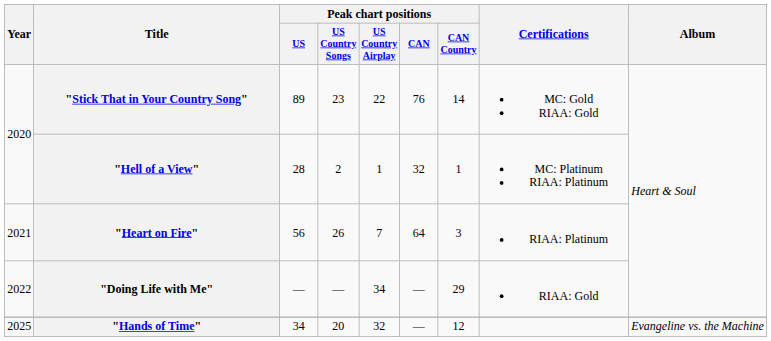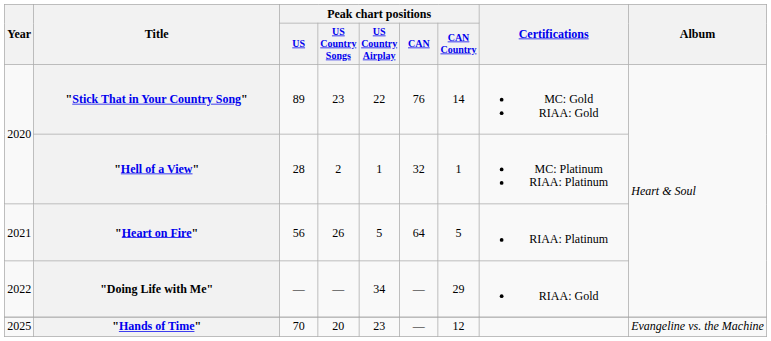(379, 232) 7 -> (379, 232) 5
(458, 232) 3 -> (458, 232) 5
(299, 326) 34 -> (299, 326) 70
(379, 326) 32 -> (379, 326) 23
